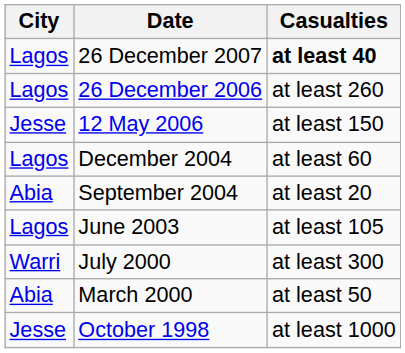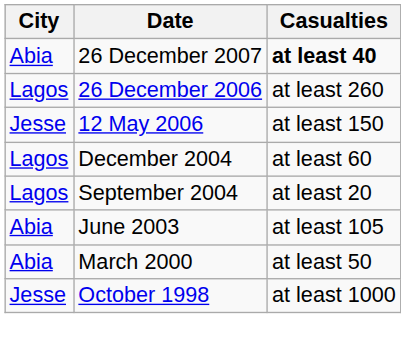(39, 55) Lagos -> (31, 55) Abia
(31, 192) Abia -> (39, 192) Lagos
(39, 227) Lagos -> (31, 227) Abia
- row: (125, 261)
